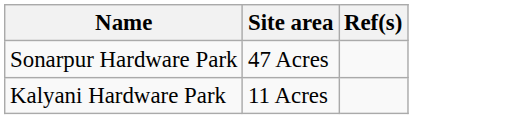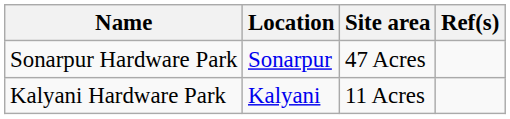+ column: (291, 22)
